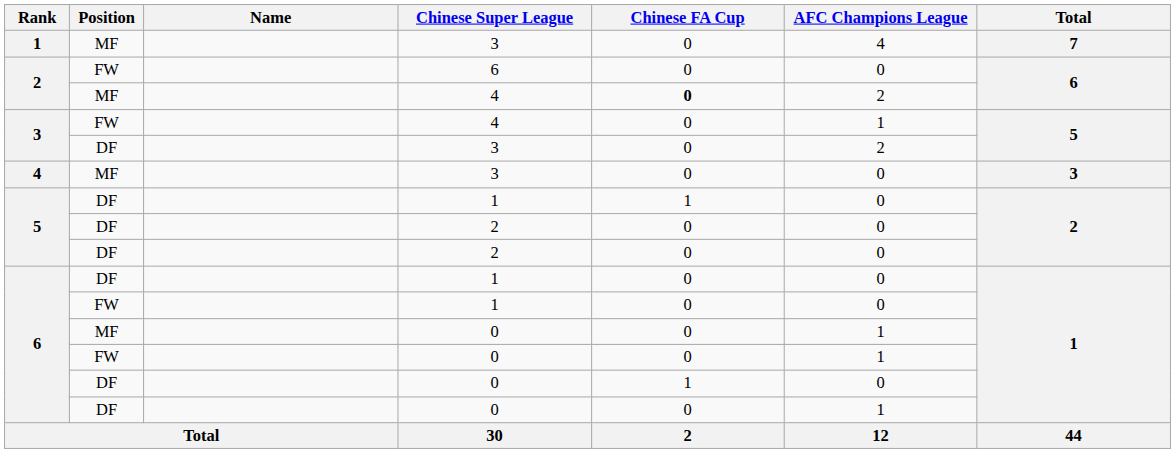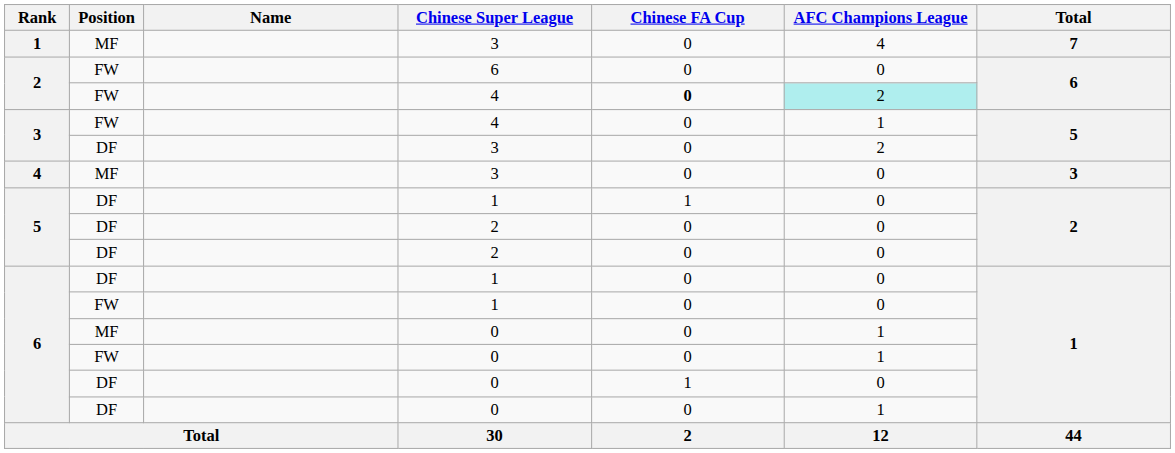(107, 95) MF -> (107, 95) FW
(881, 95) no background -> (881, 95) paleturquoise background
